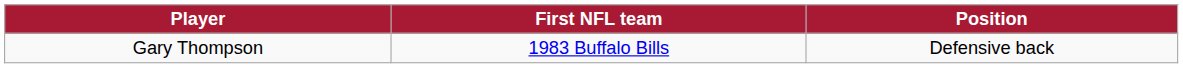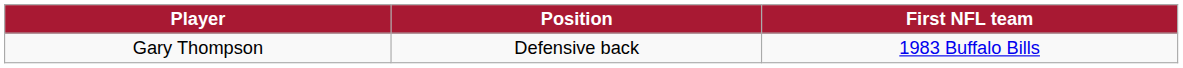columns swapped: (992, 18) <-> (599, 18)
